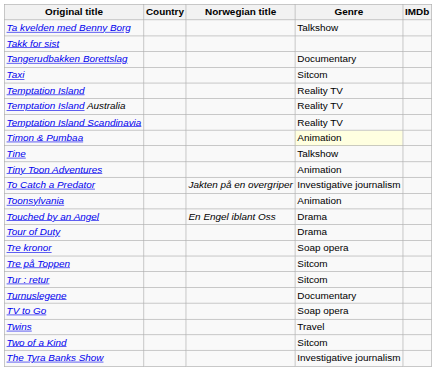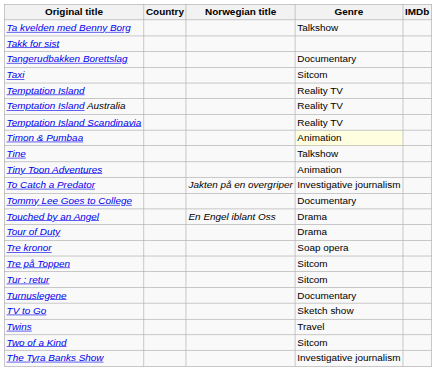+ row: (69, 201)
- row: (35, 201)
(323, 311) Soap opera -> (325, 311) Sketch show
